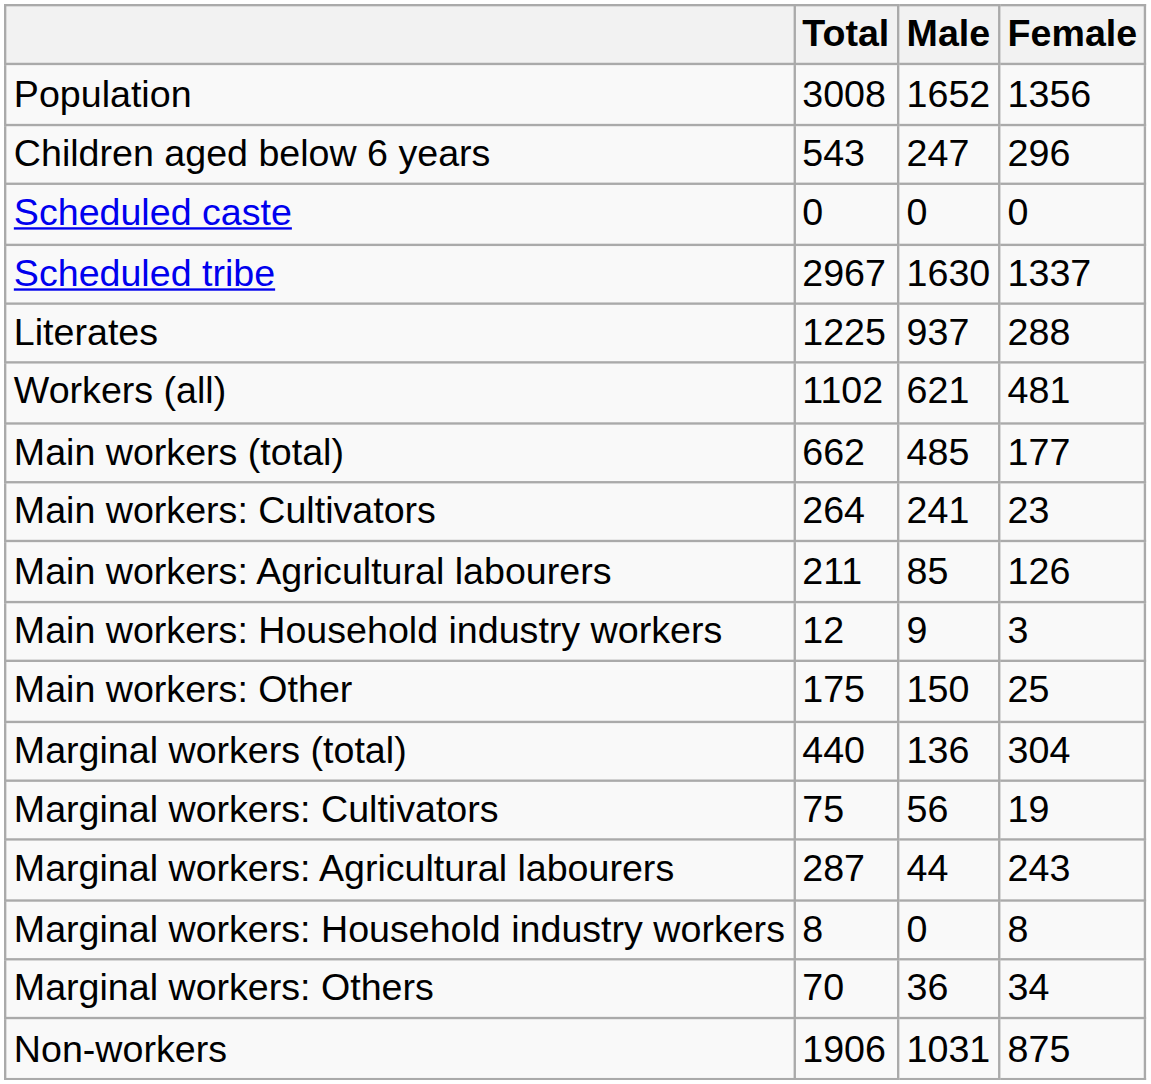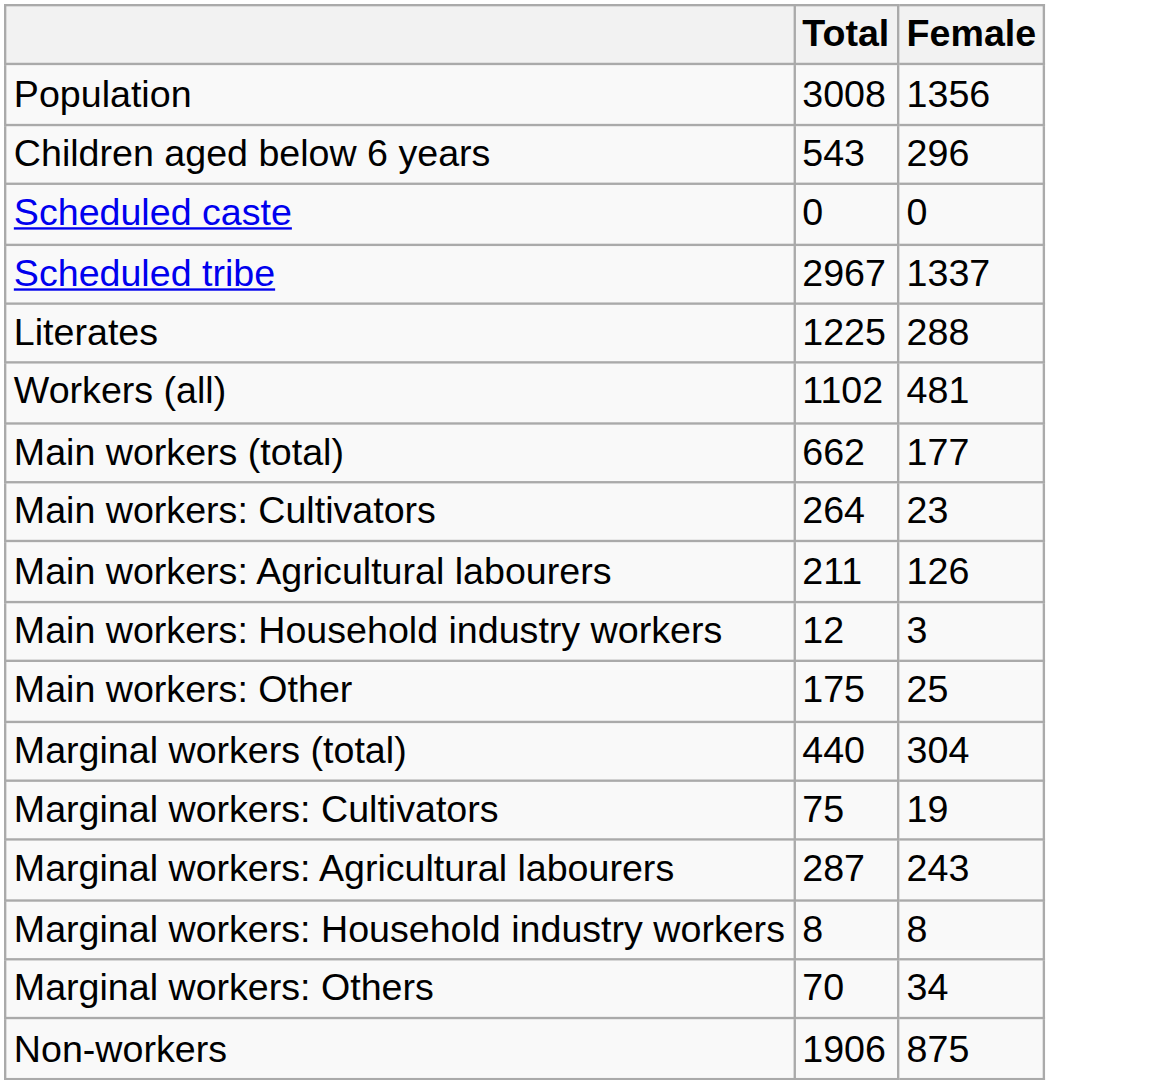- column: (948, 34)
